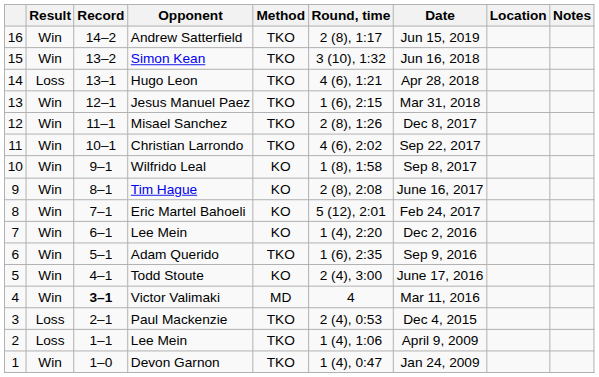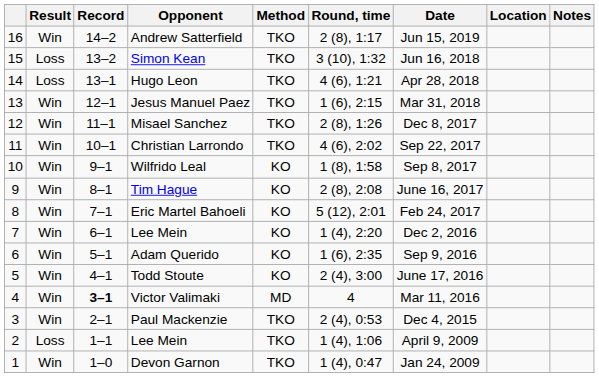(50, 59) Win -> (50, 59) Loss
(281, 254) TKO -> (281, 254) KO
(50, 319) Loss -> (50, 319) Win
